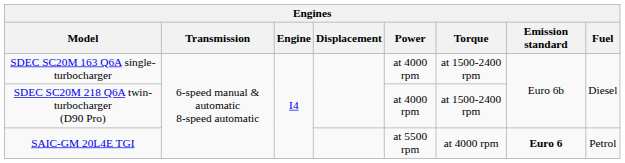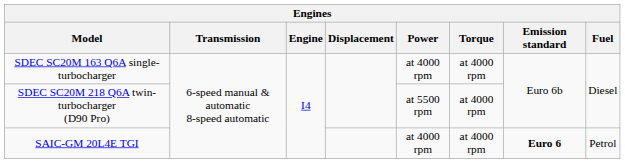(471, 68) at 1500-2400 rpm -> (476, 68) at 4000 rpm
(410, 105) at 4000 rpm -> (423, 105) at 5500 rpm
(471, 105) at 1500-2400 rpm -> (476, 105) at 4000 rpm
(410, 143) at 5500 rpm -> (423, 143) at 4000 rpm
